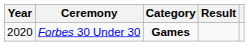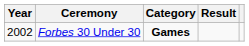(20, 31) 2020 -> (20, 31) 2002
